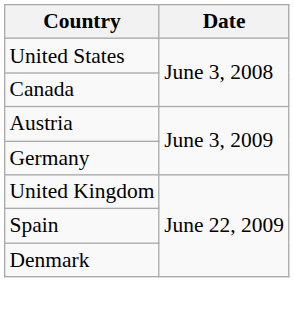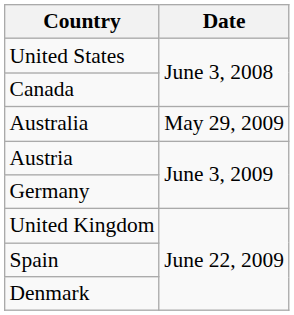+ row: (49, 123)
